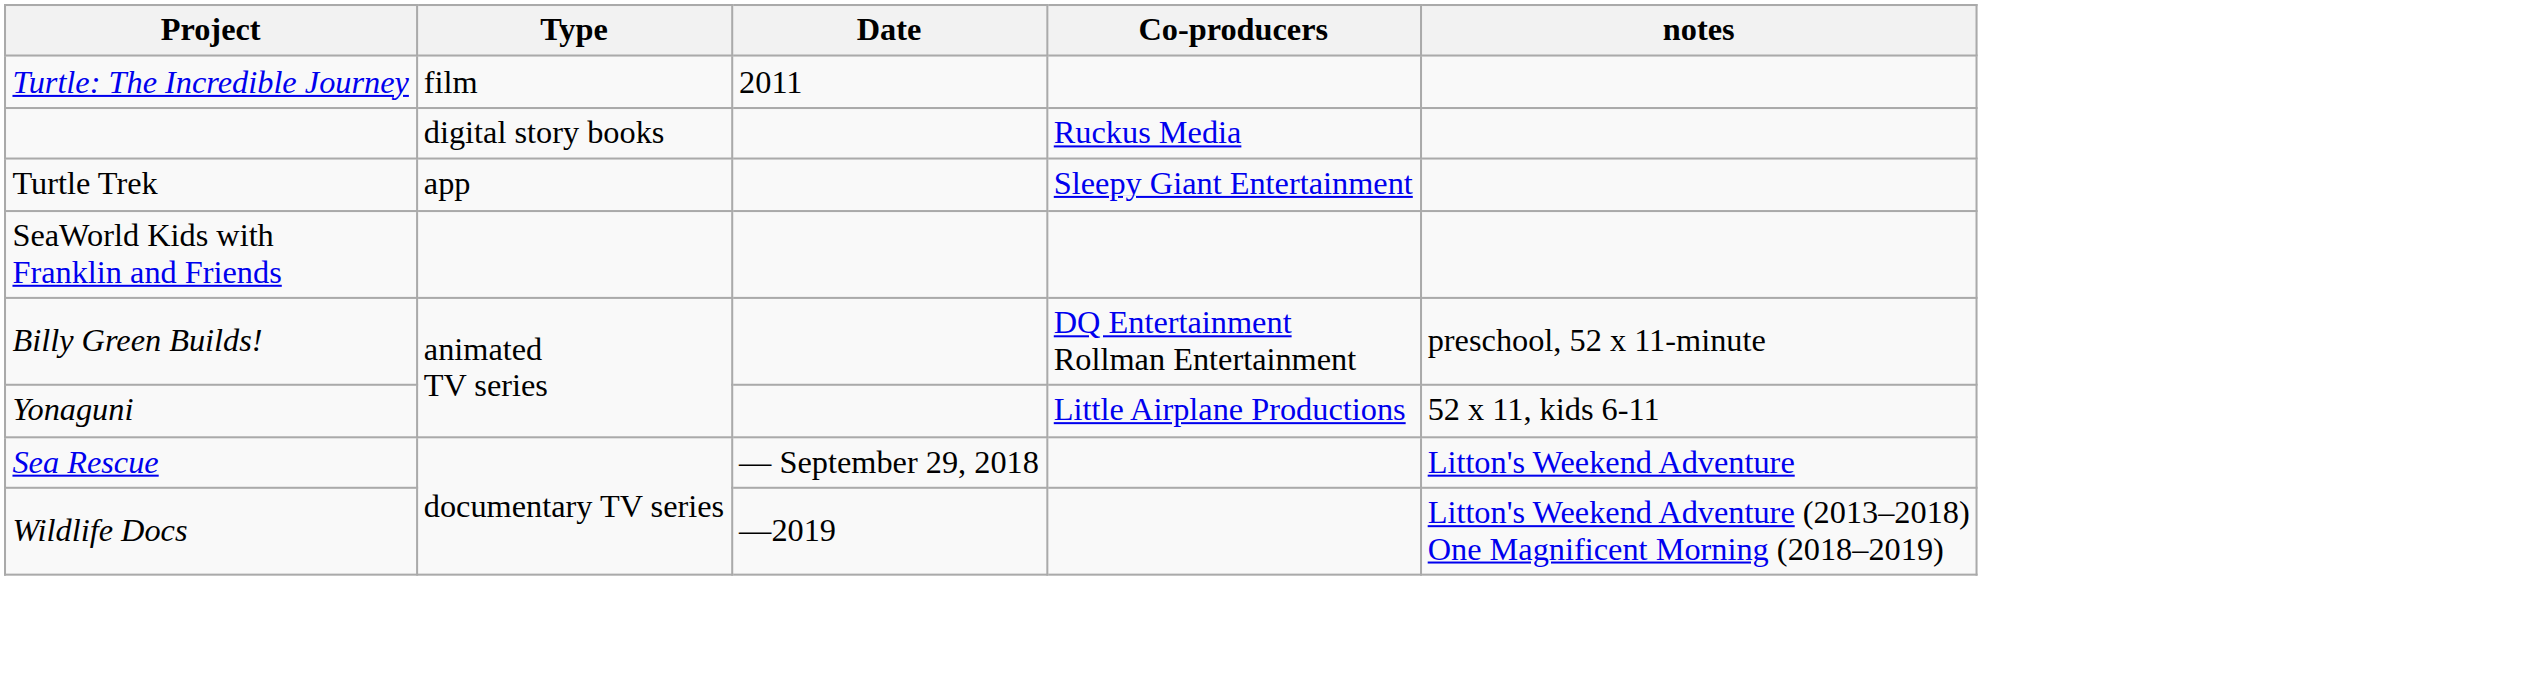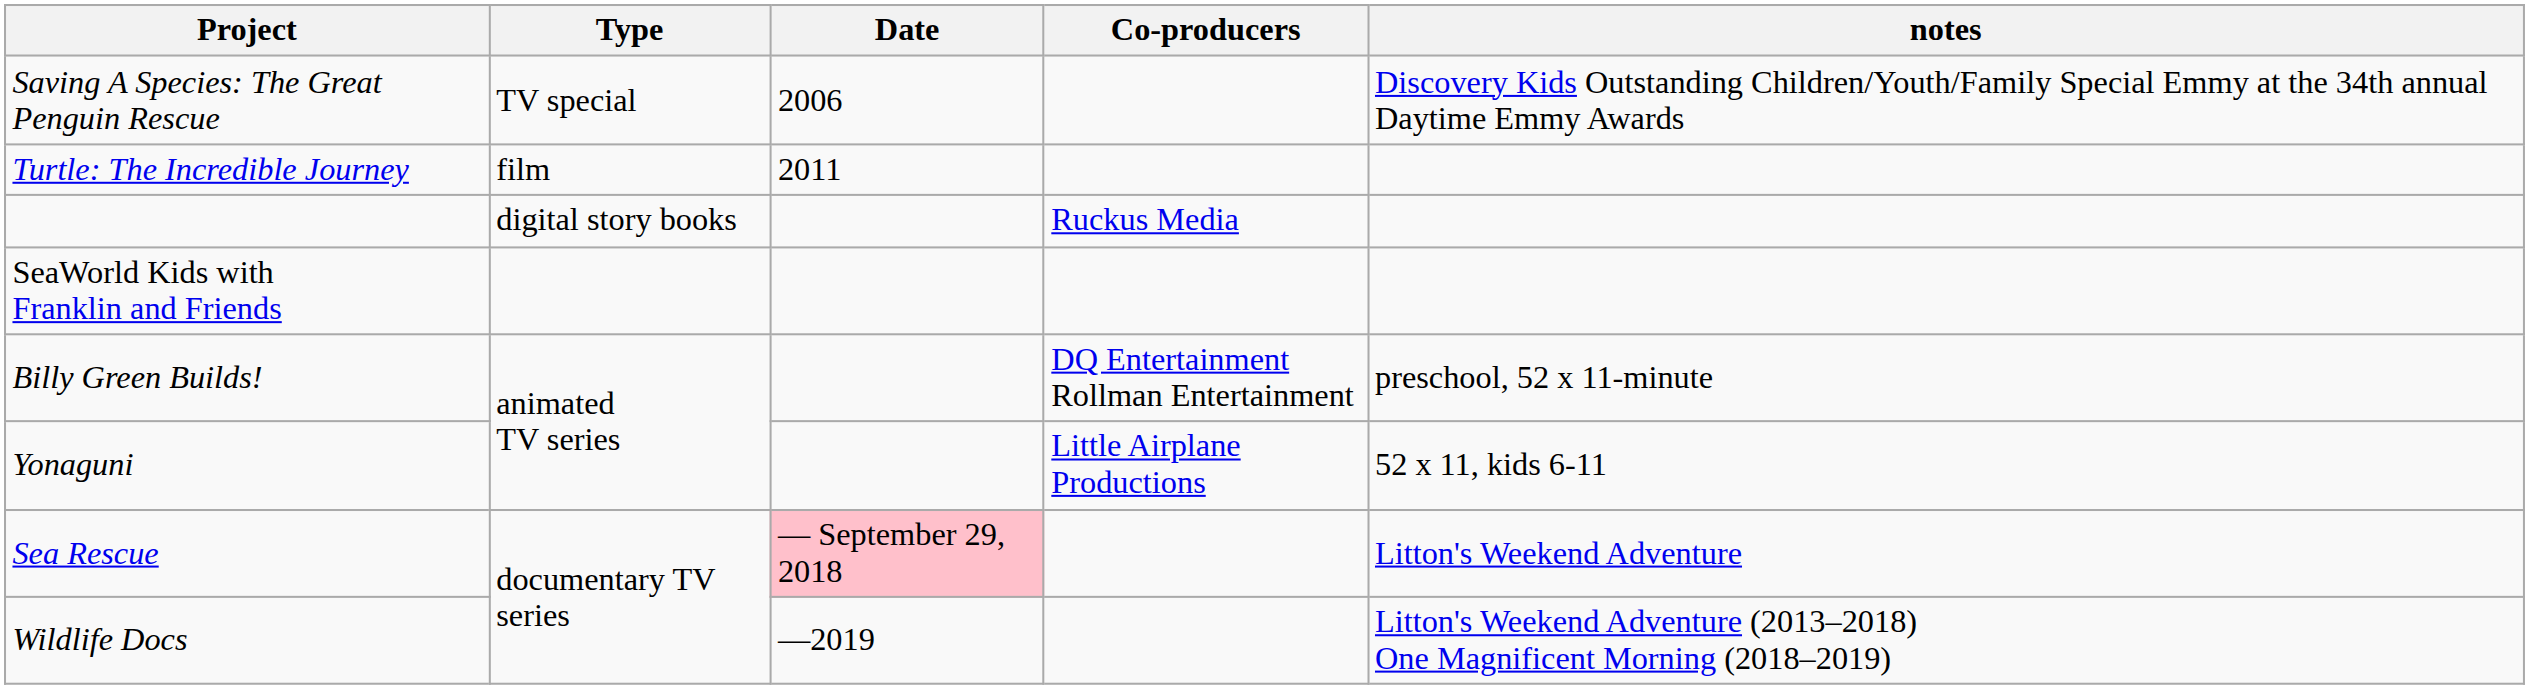+ row: (197, 99)
- row: (85, 183)
(889, 461) no background -> (891, 552) pink background
